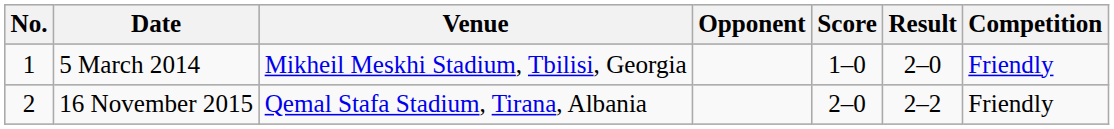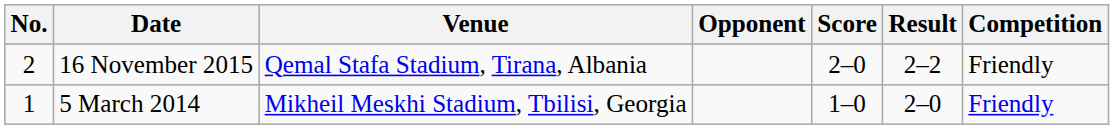rows swapped: (130, 64) <-> (156, 104)
